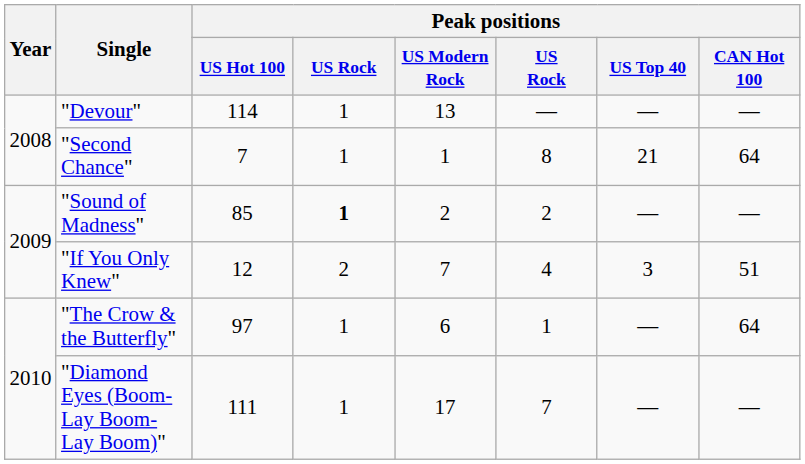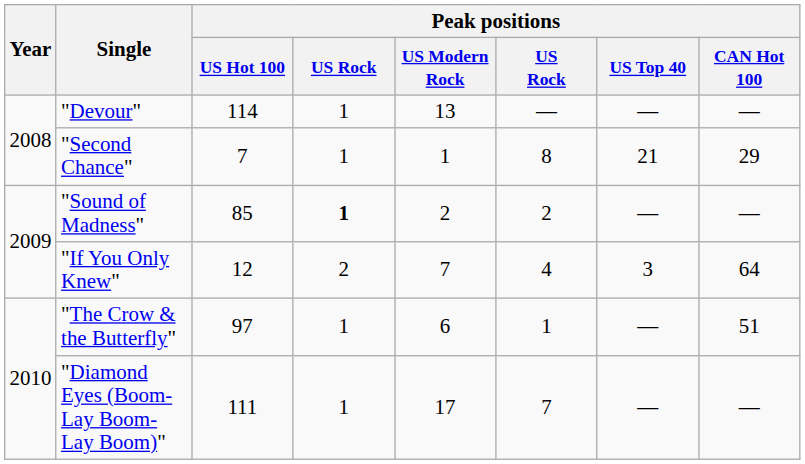(749, 156) 64 -> (749, 156) 29
(749, 269) 51 -> (749, 269) 64
(749, 326) 64 -> (749, 326) 51
